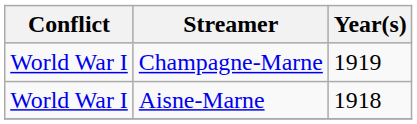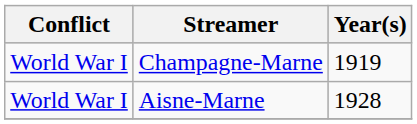(358, 99) 1918 -> (358, 99) 1928
